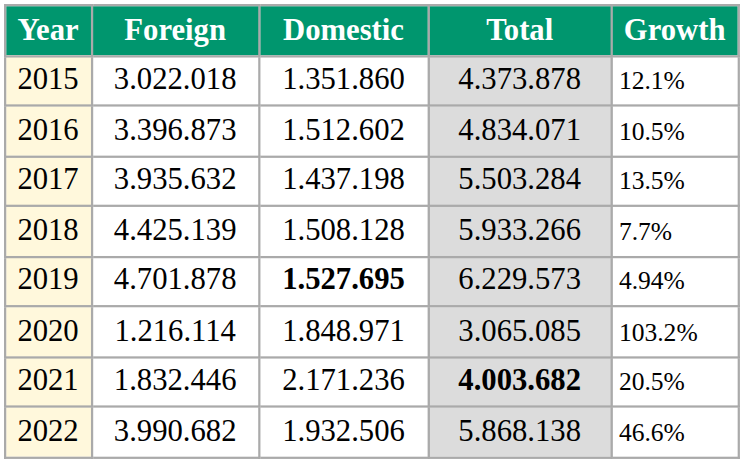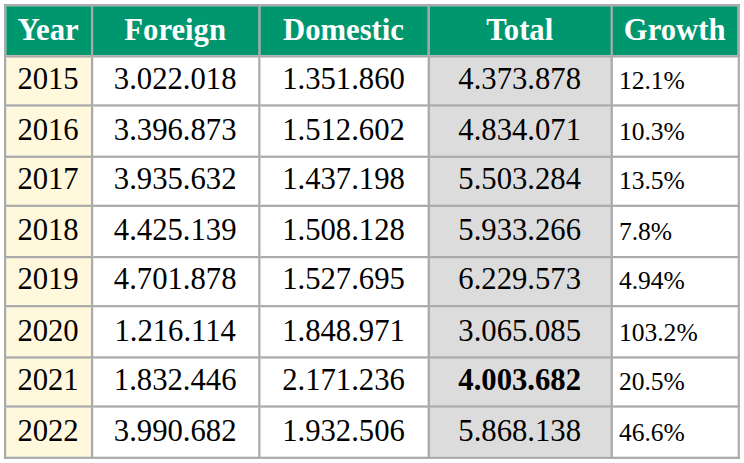(652, 130) 10.5% -> (652, 130) 10.3%
(646, 231) 7.7% -> (646, 231) 7.8%
(344, 280) bold -> (344, 280) normal
